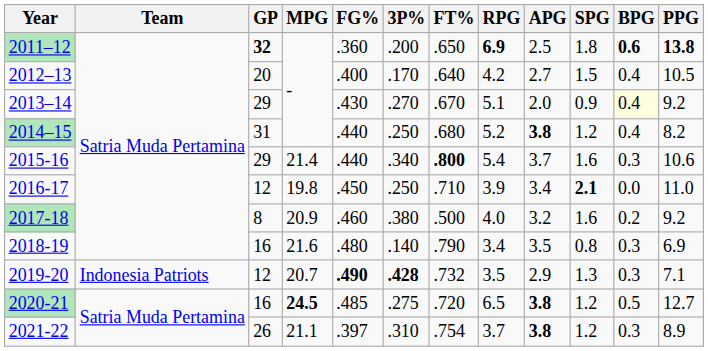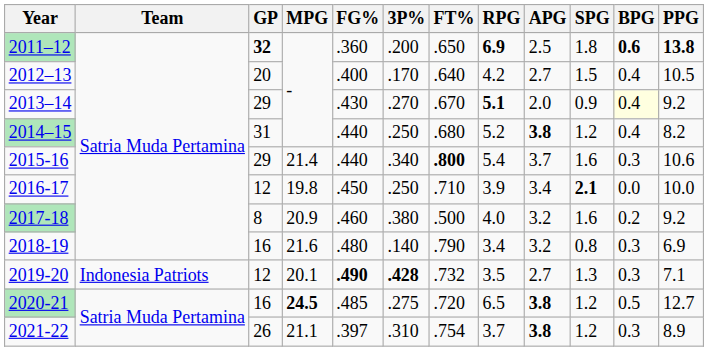(494, 103) normal -> (494, 103) bold
(678, 189) 11.0 -> (679, 189) 10.0
(540, 246) 3.5 -> (540, 246) 3.2
(302, 274) 20.7 -> (302, 274) 20.1
(540, 274) 2.9 -> (540, 274) 2.7
